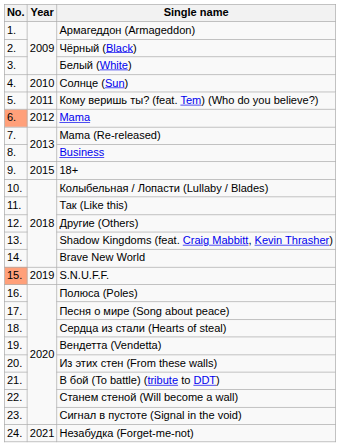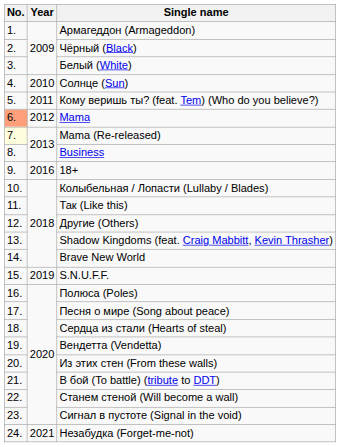(11, 135) no background -> (11, 135) lightyellow background
(42, 170) 2015 -> (42, 170) 2016
(15, 275) lightsalmon background -> (15, 275) no background
